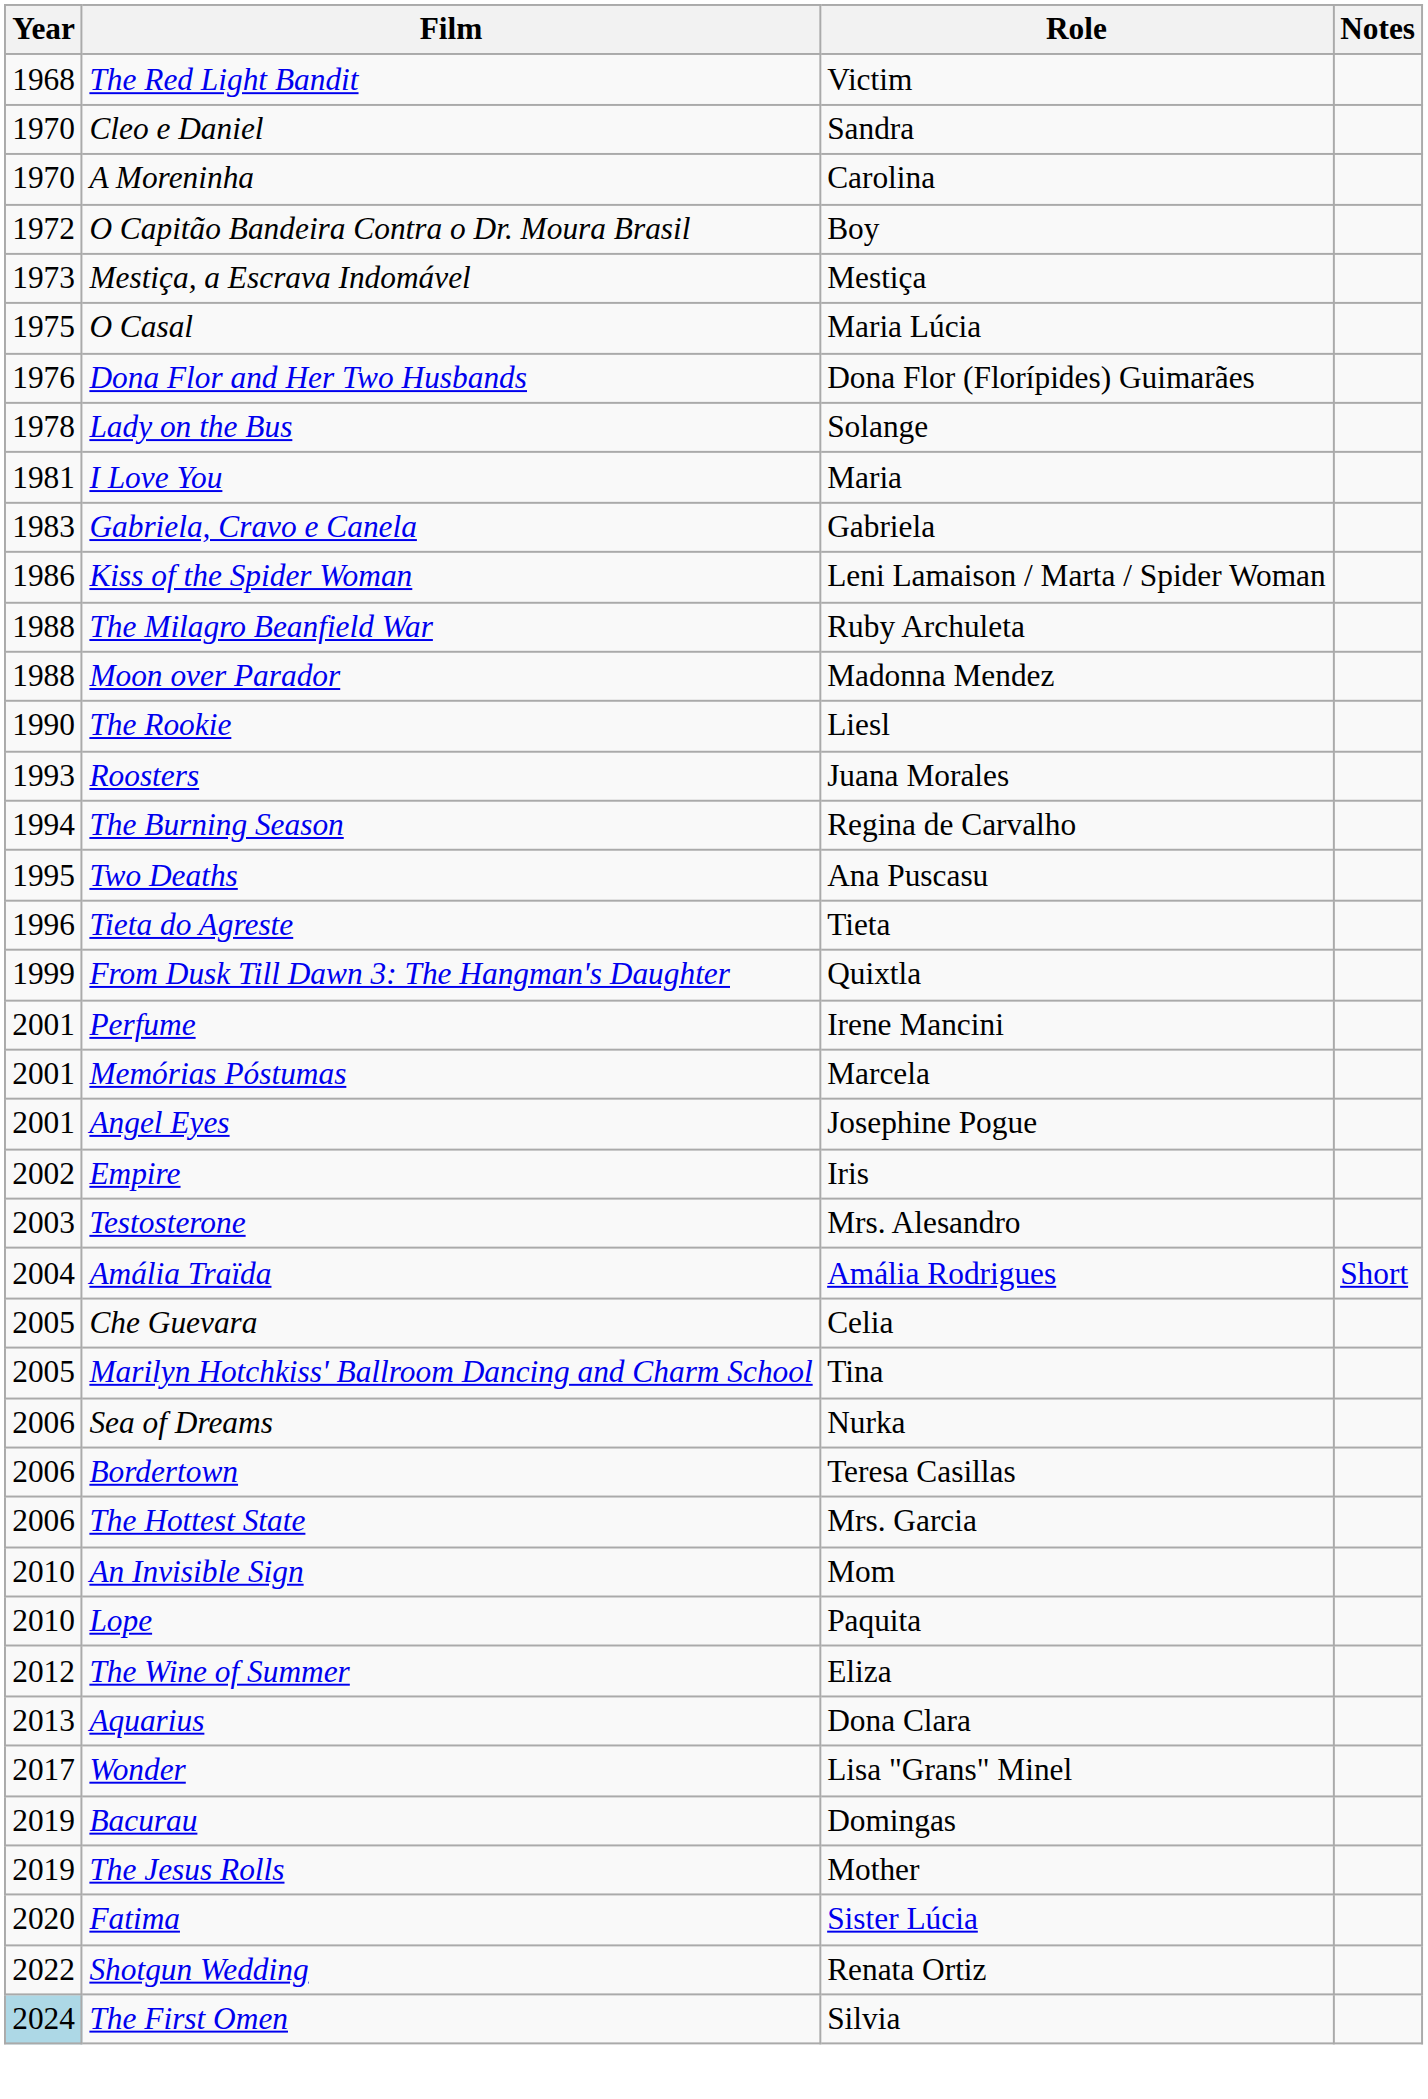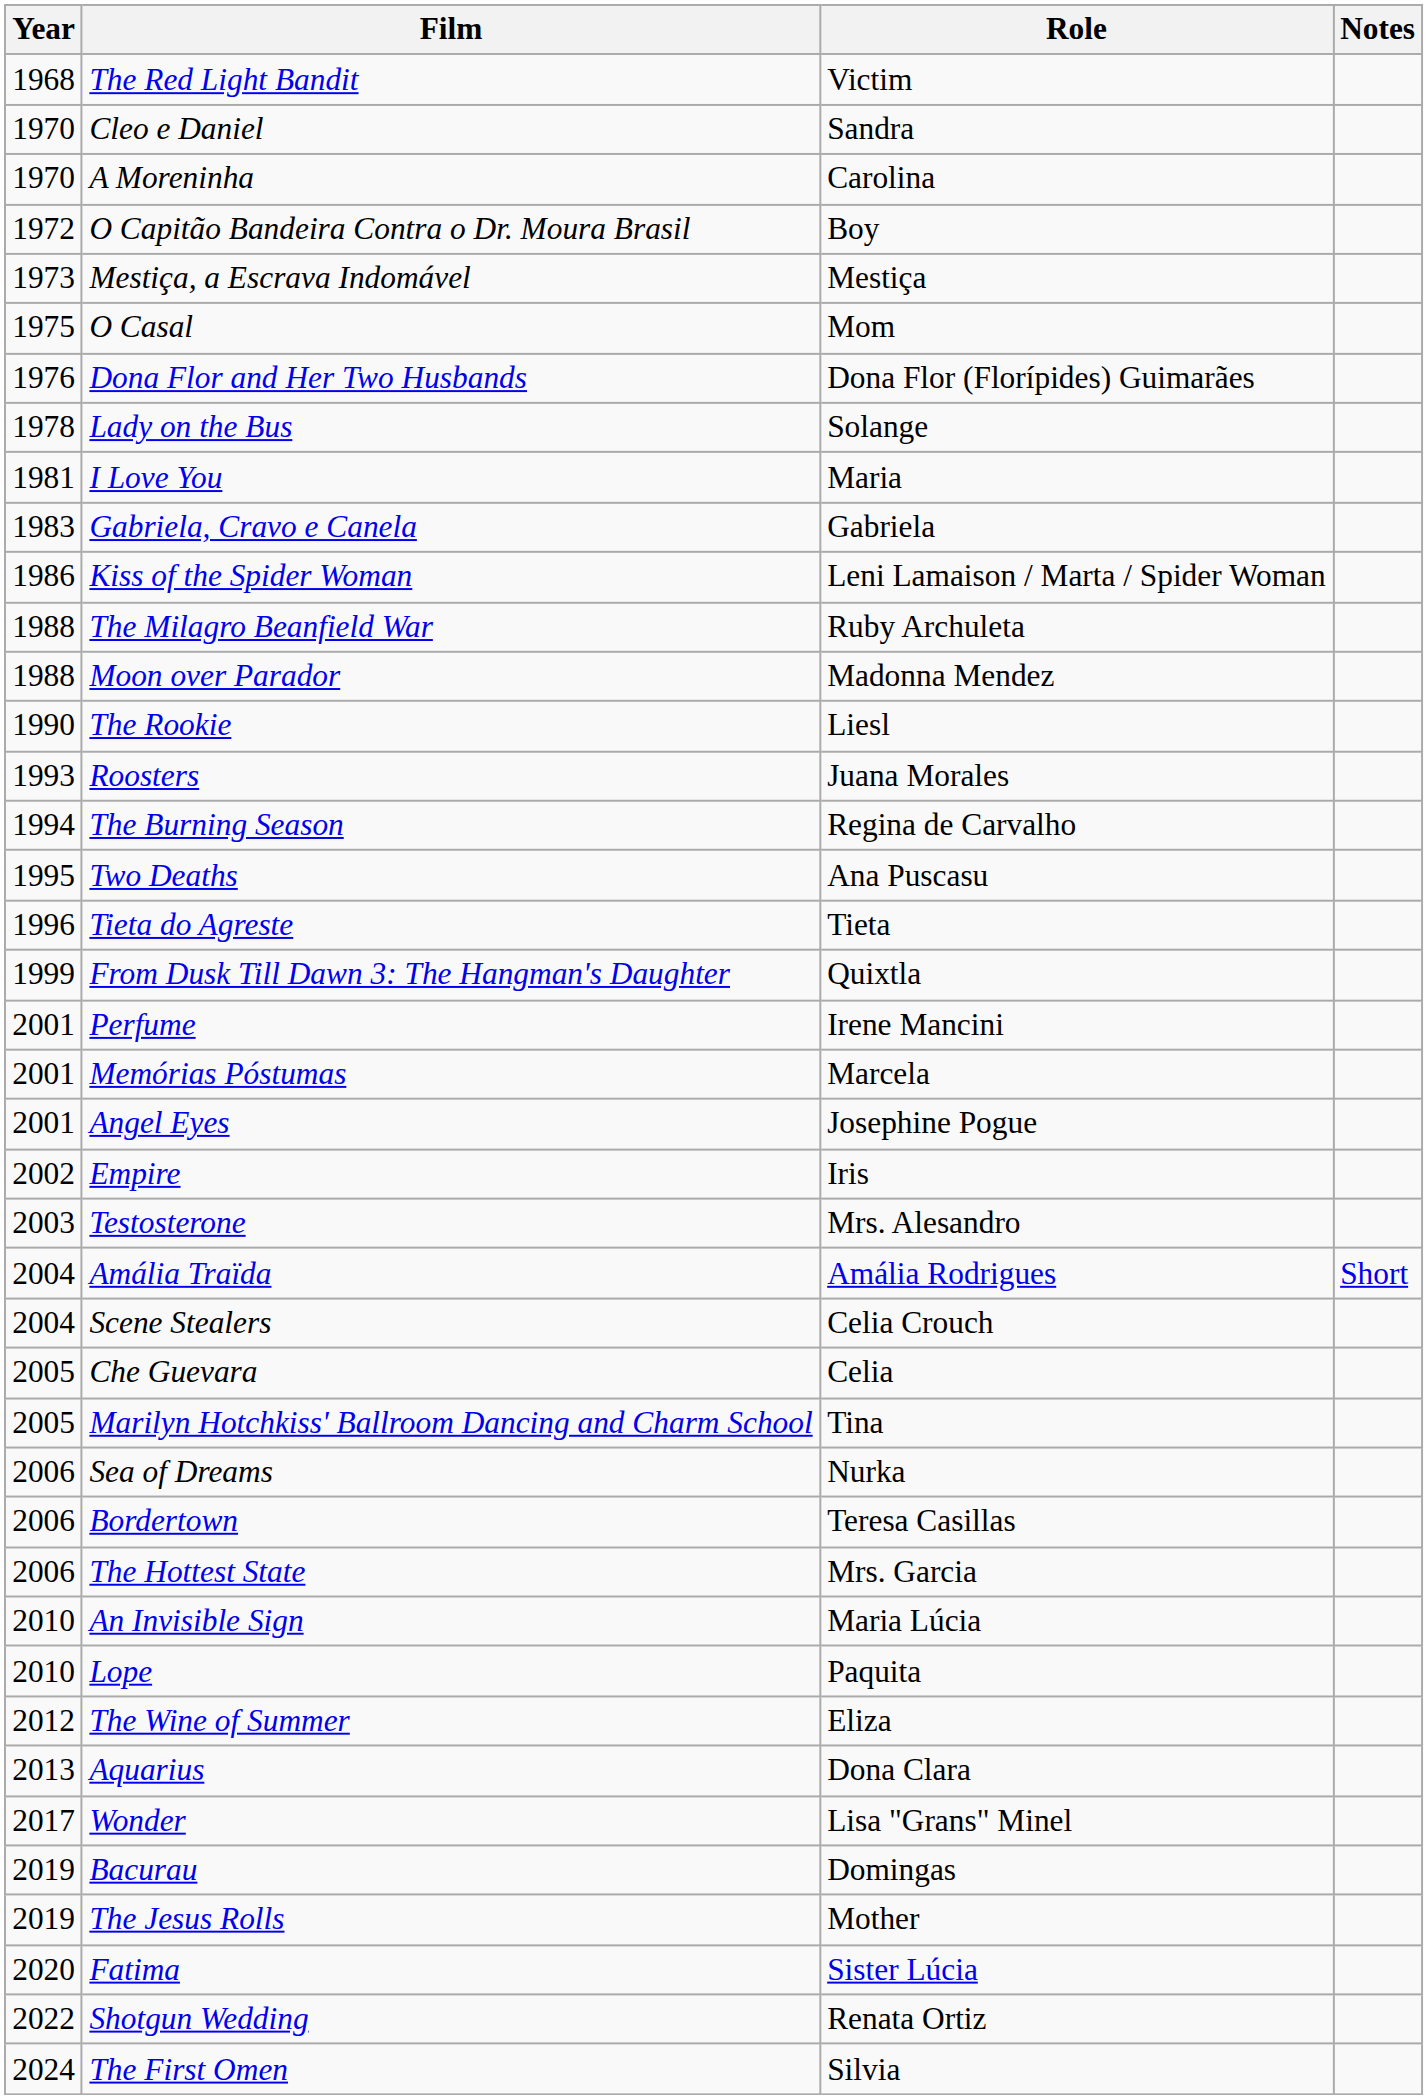(904, 327) Maria Lúcia -> (861, 327) Mom
+ row: (180, 1322)
(861, 1571) Mom -> (904, 1620) Maria Lúcia
(44, 2018) lightblue background -> (44, 2068) no background
